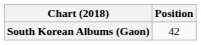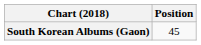(174, 31) 42 -> (174, 31) 45
